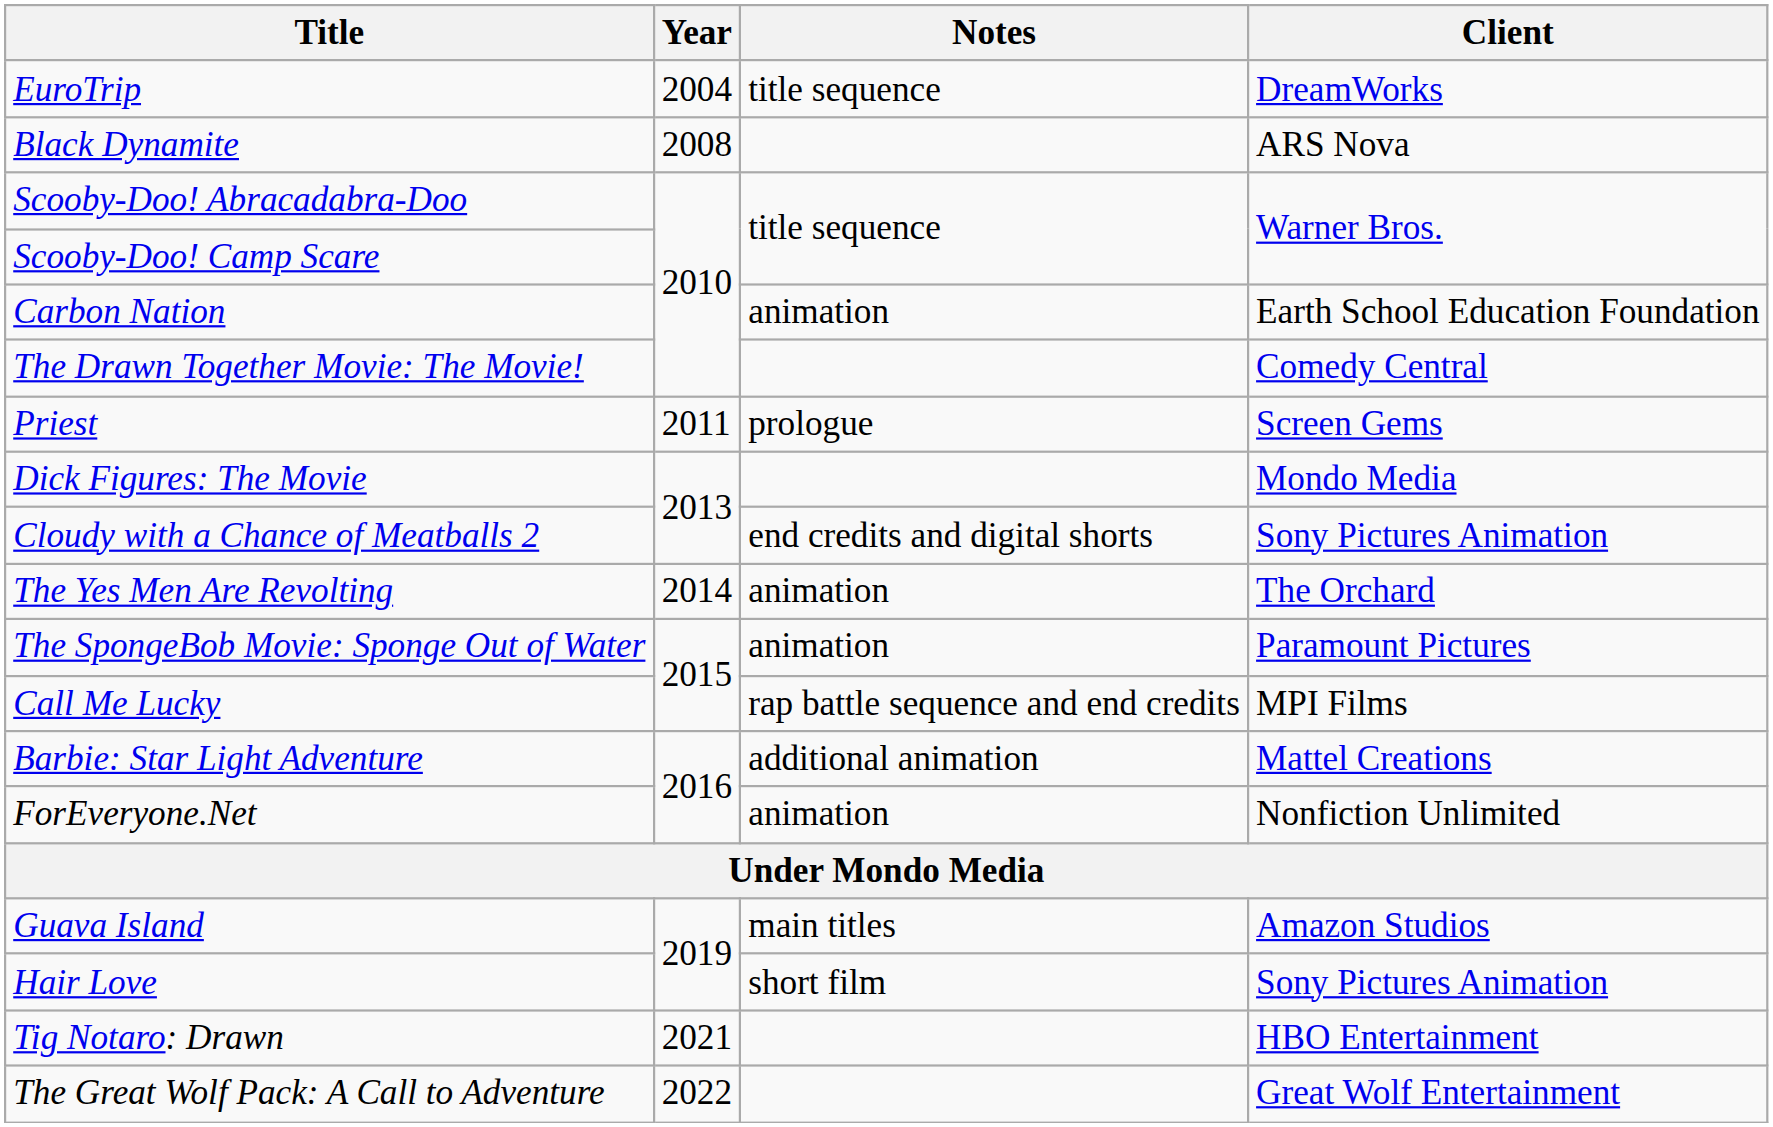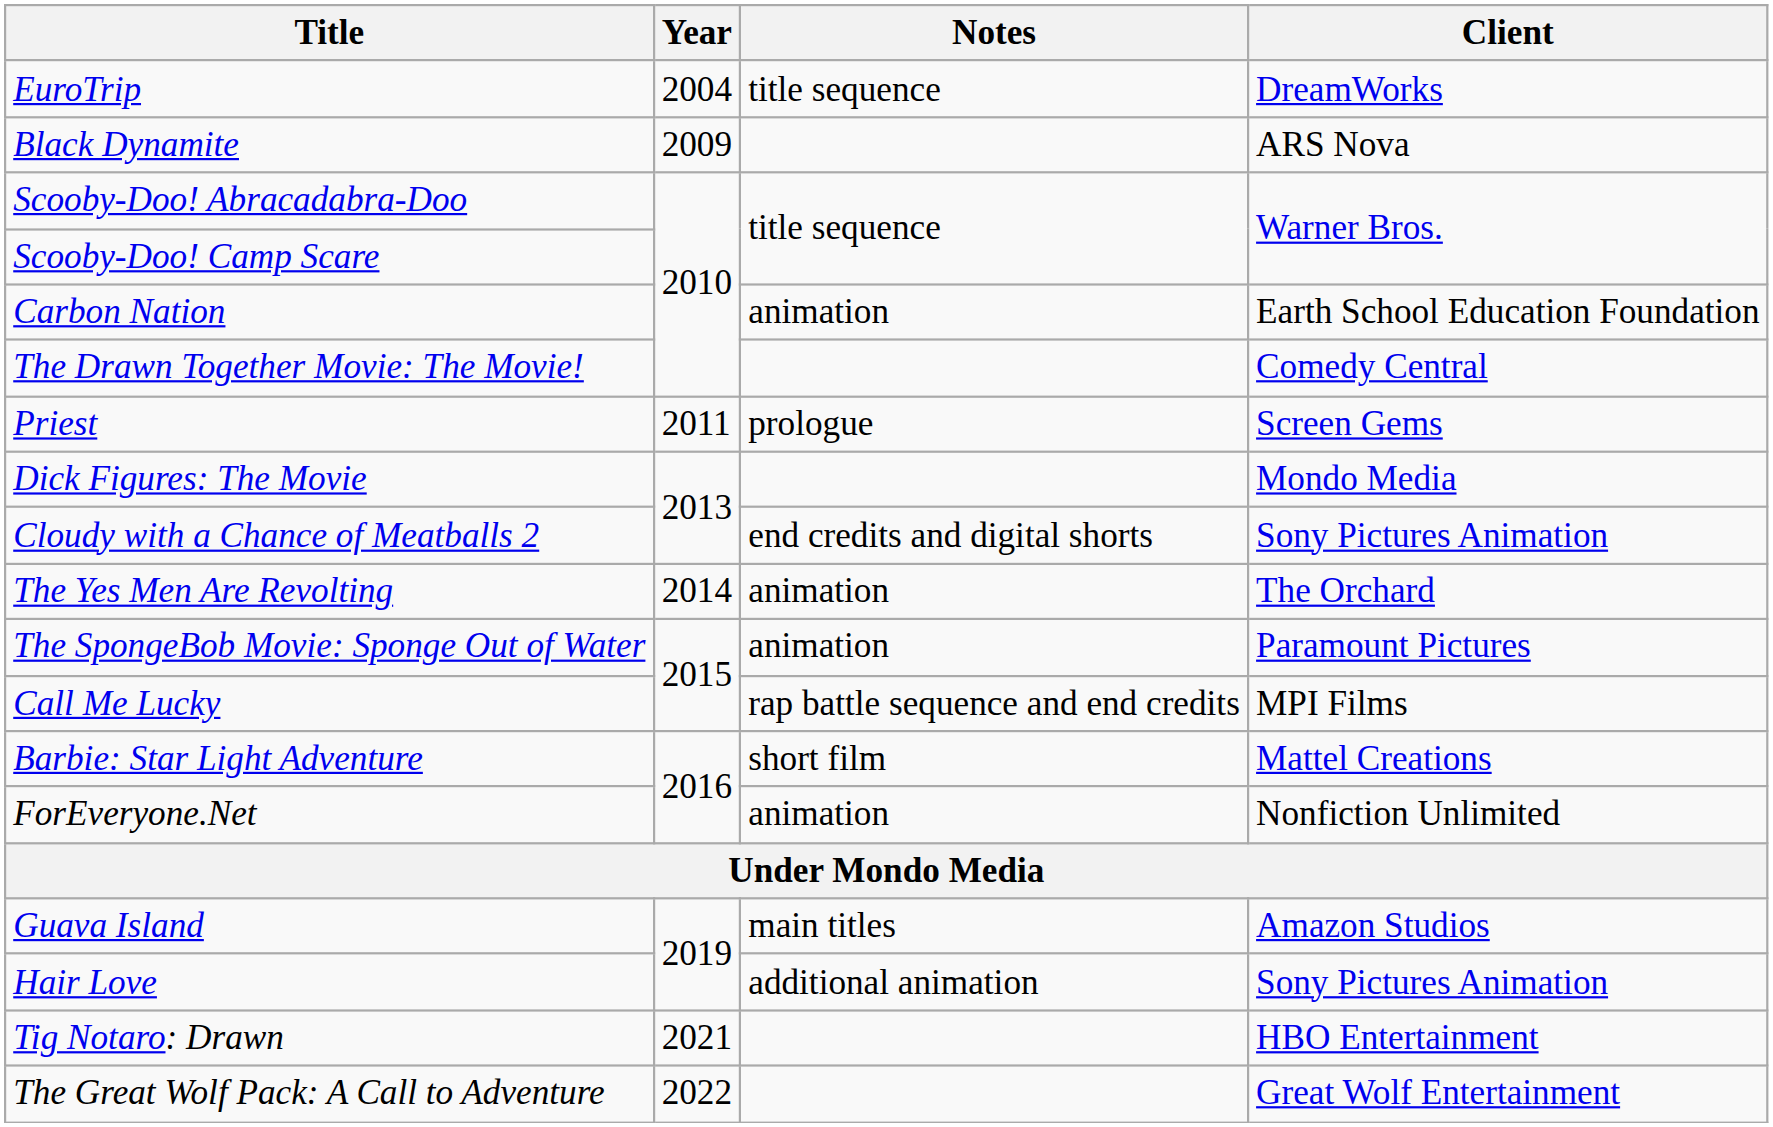(697, 144) 2008 -> (697, 144) 2009
(893, 758) additional animation -> (817, 758) short film
(817, 981) short film -> (893, 981) additional animation
